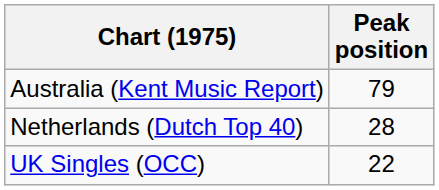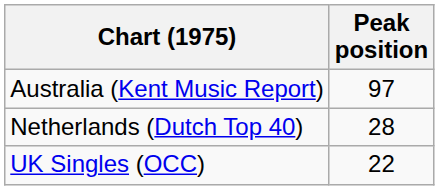(381, 88) 79 -> (381, 88) 97
